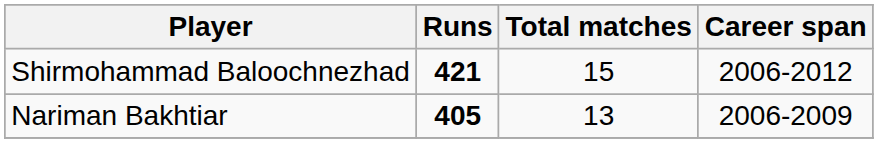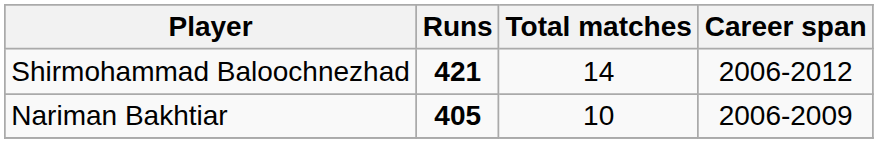(599, 71) 15 -> (599, 71) 14
(599, 115) 13 -> (599, 115) 10
